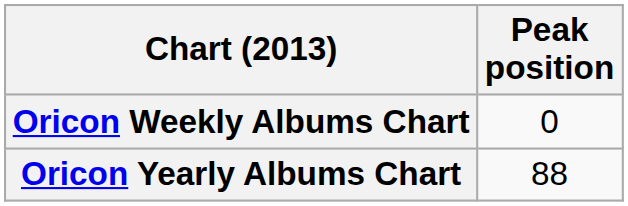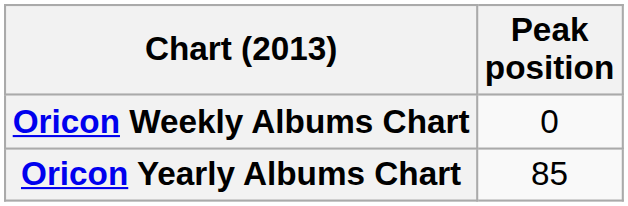(550, 173) 88 -> (550, 173) 85
